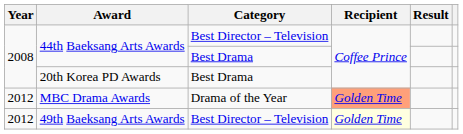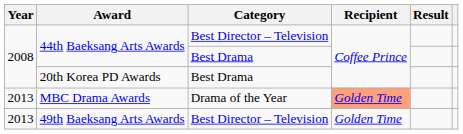(21, 98) 2012 -> (21, 98) 2013
(21, 118) 2012 -> (21, 118) 2013
(368, 118) lightyellow background -> (368, 118) no background
